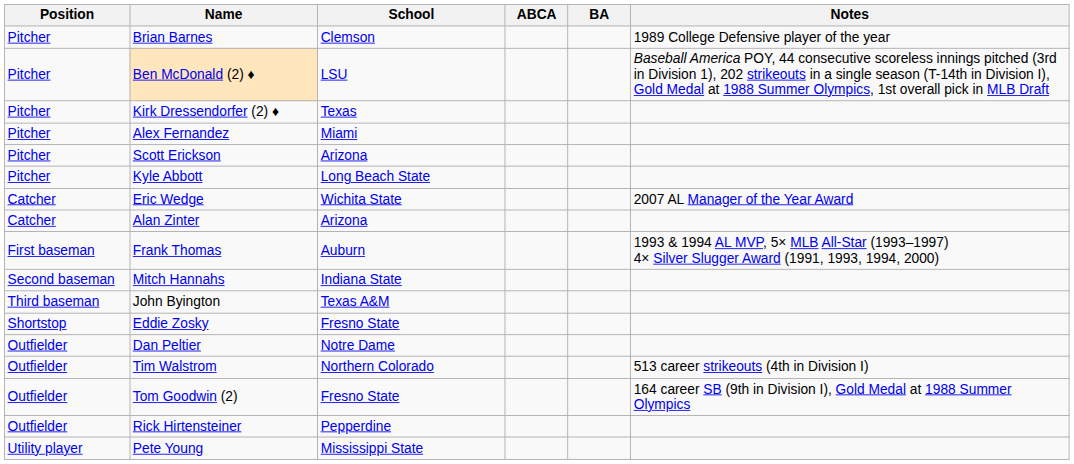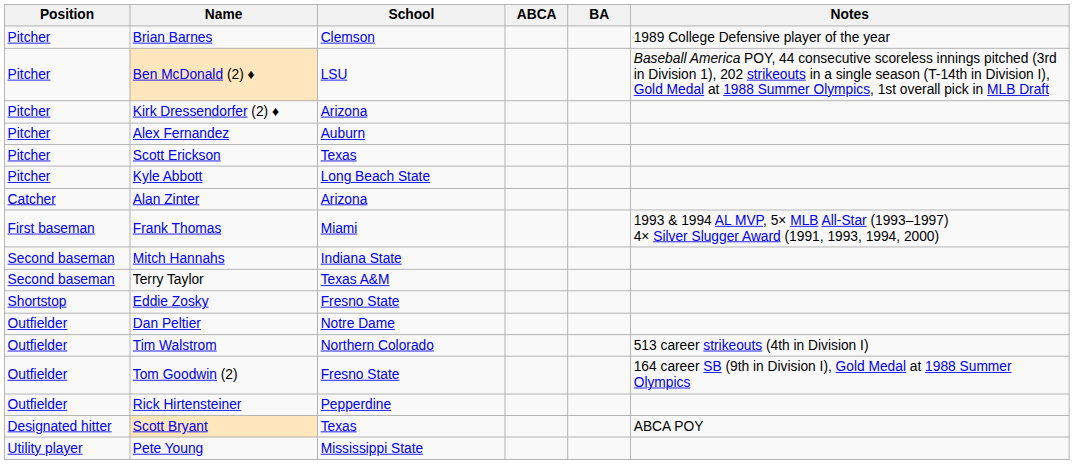(339, 111) Texas -> (344, 111) Arizona
(339, 133) Miami -> (343, 133) Auburn
(344, 155) Arizona -> (339, 155) Texas
- row: (168, 199)
(343, 250) Auburn -> (339, 228) Miami
+ row: (168, 280)
- row: (176, 301)
+ row: (170, 426)
